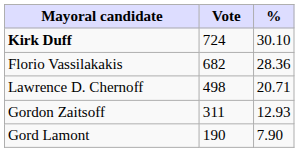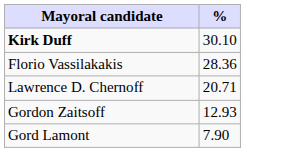- column: (226, 16)
